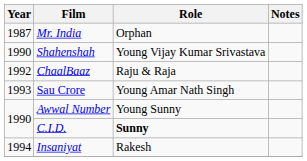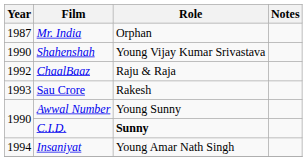(175, 90) Young Amar Nath Singh -> (134, 90) Rakesh
(134, 147) Rakesh -> (175, 147) Young Amar Nath Singh
